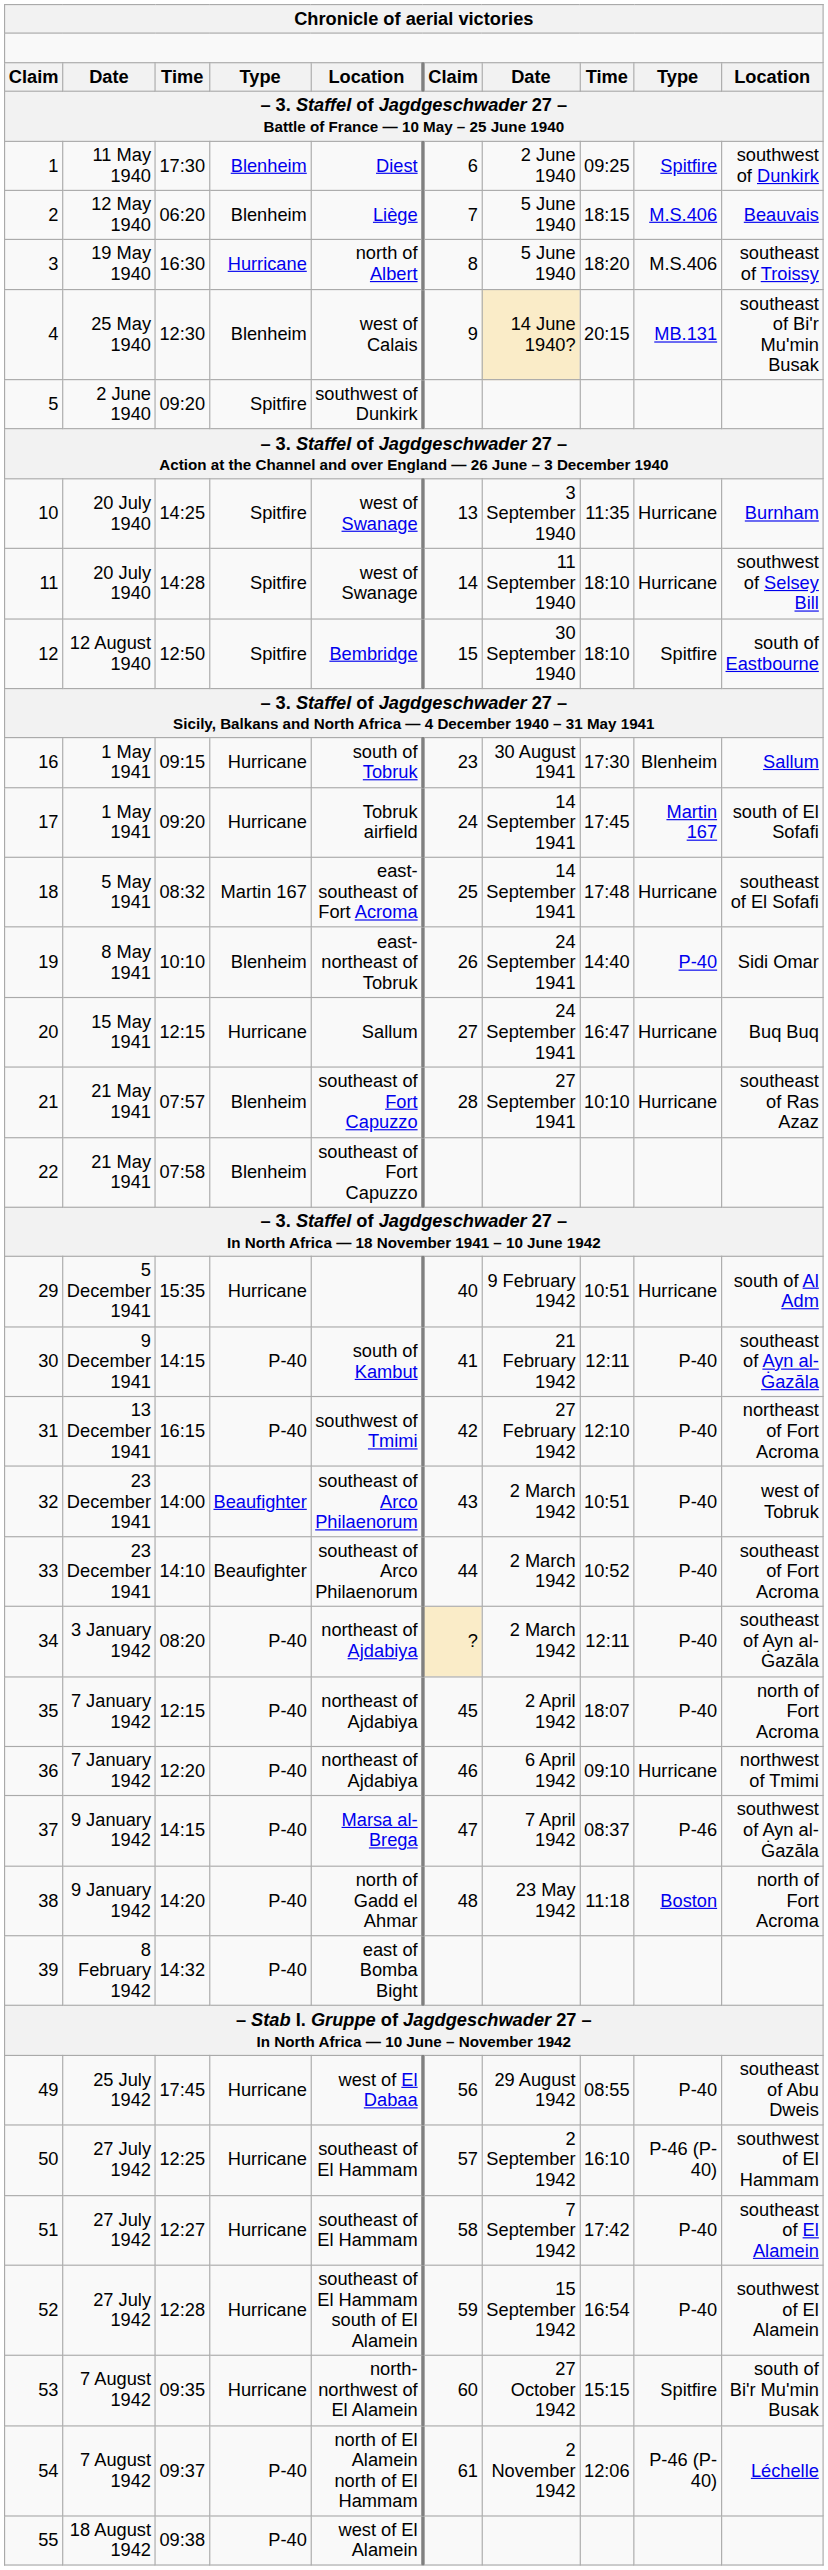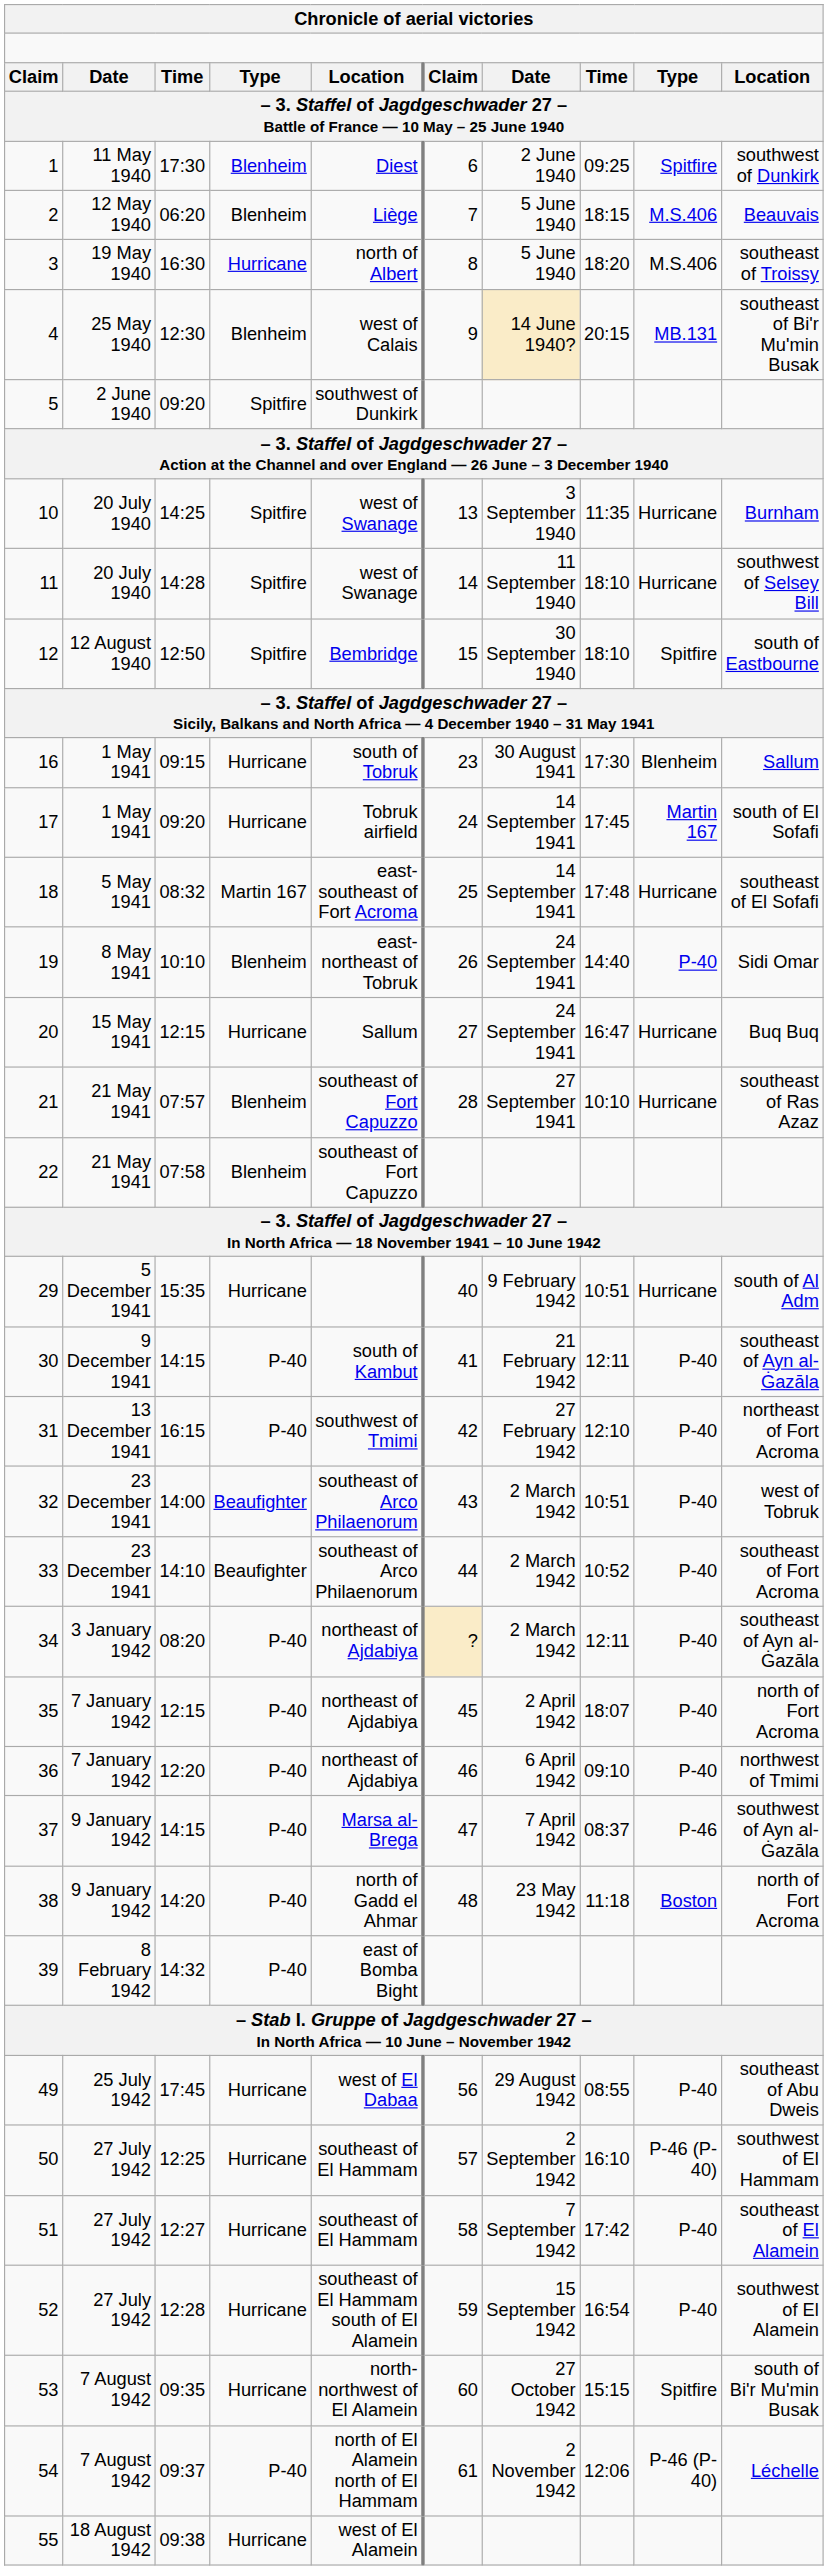(678, 1771) Hurricane -> (698, 1771) P-40
(288, 2540) P-40 -> (267, 2540) Hurricane
